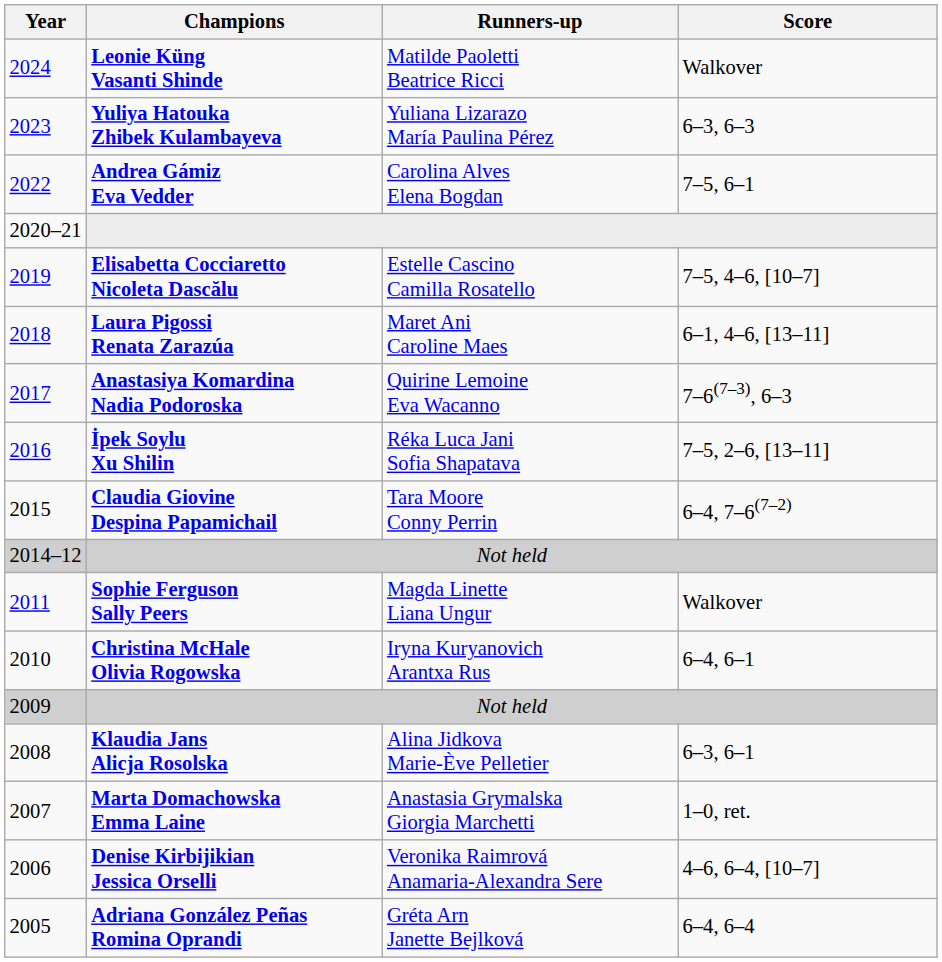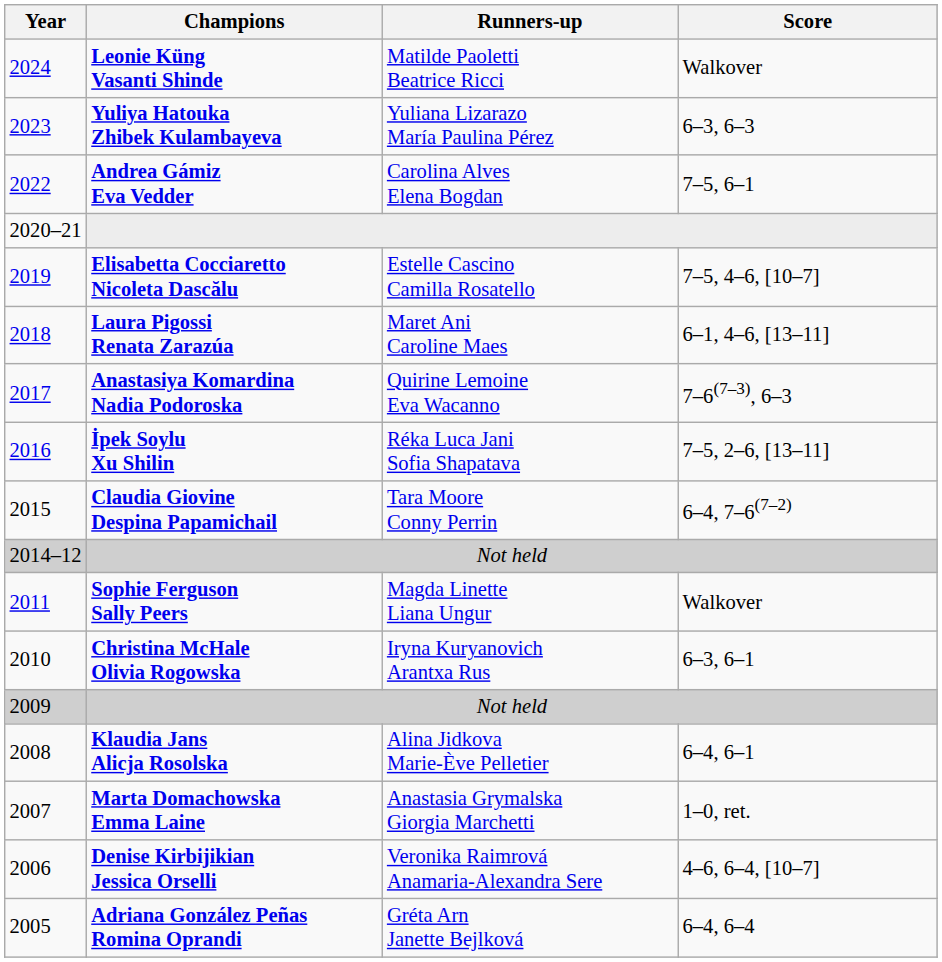(719, 660) 6–4, 6–1 -> (719, 660) 6–3, 6–1
(719, 752) 6–3, 6–1 -> (719, 752) 6–4, 6–1
